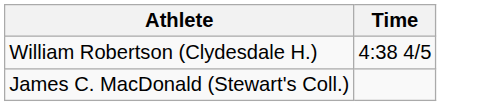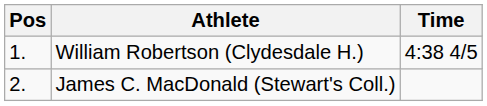+ column: (28, 20)
